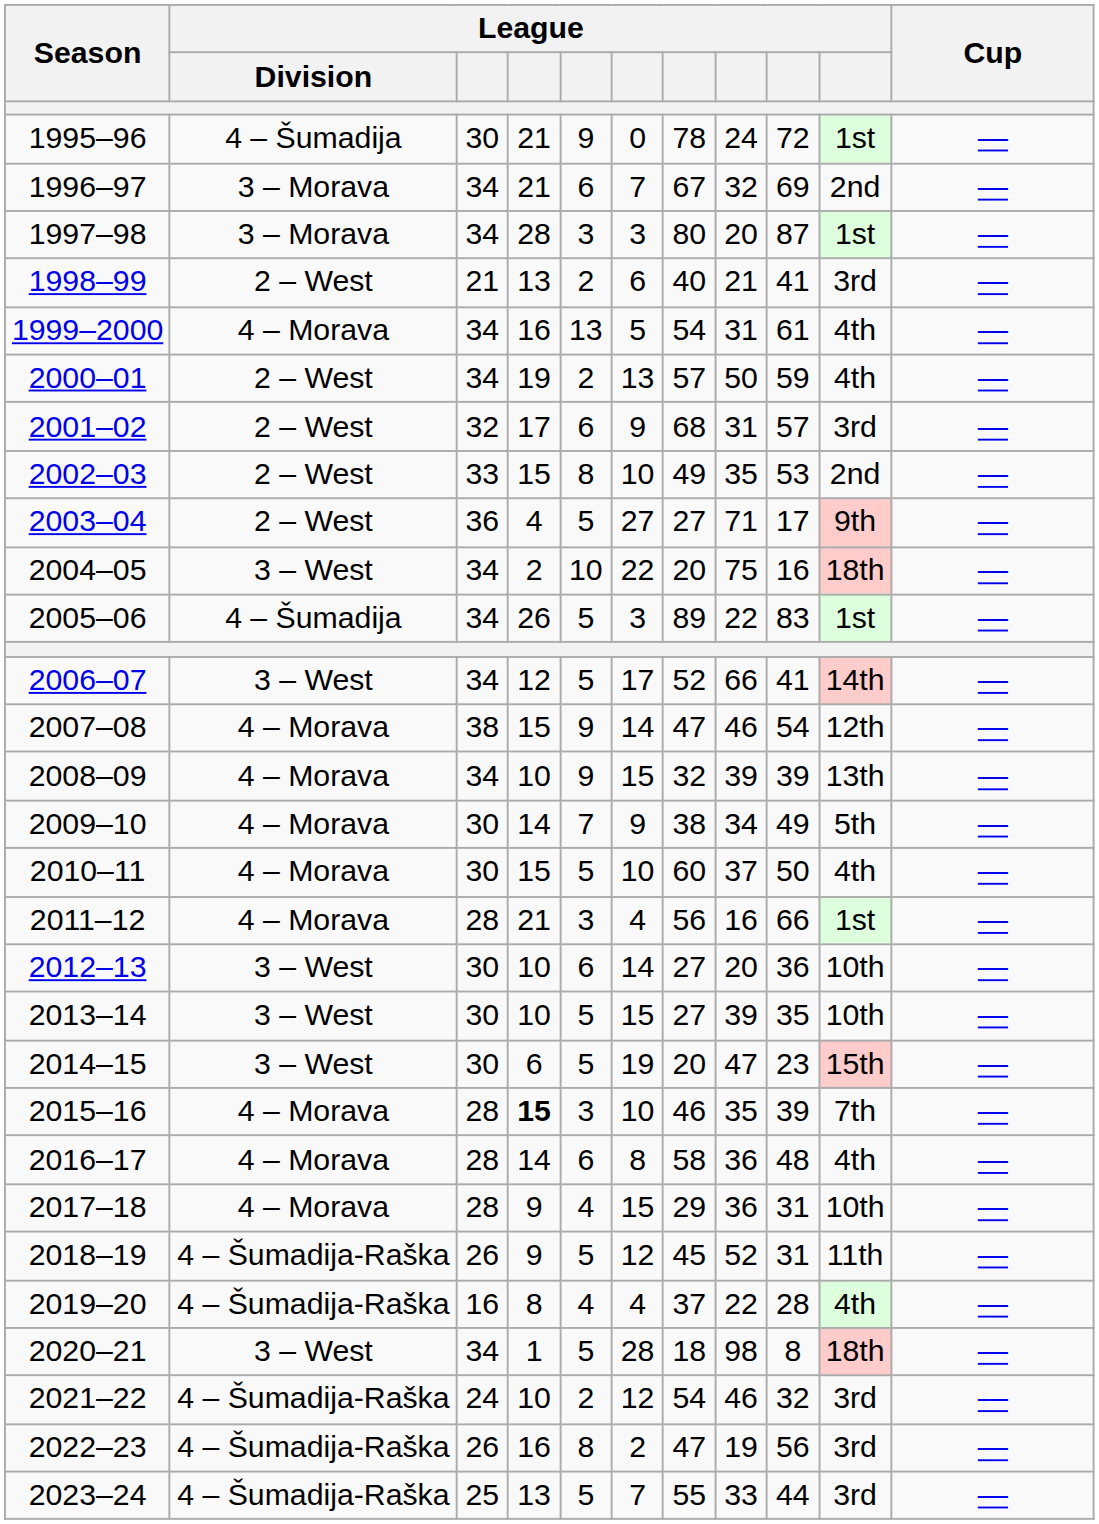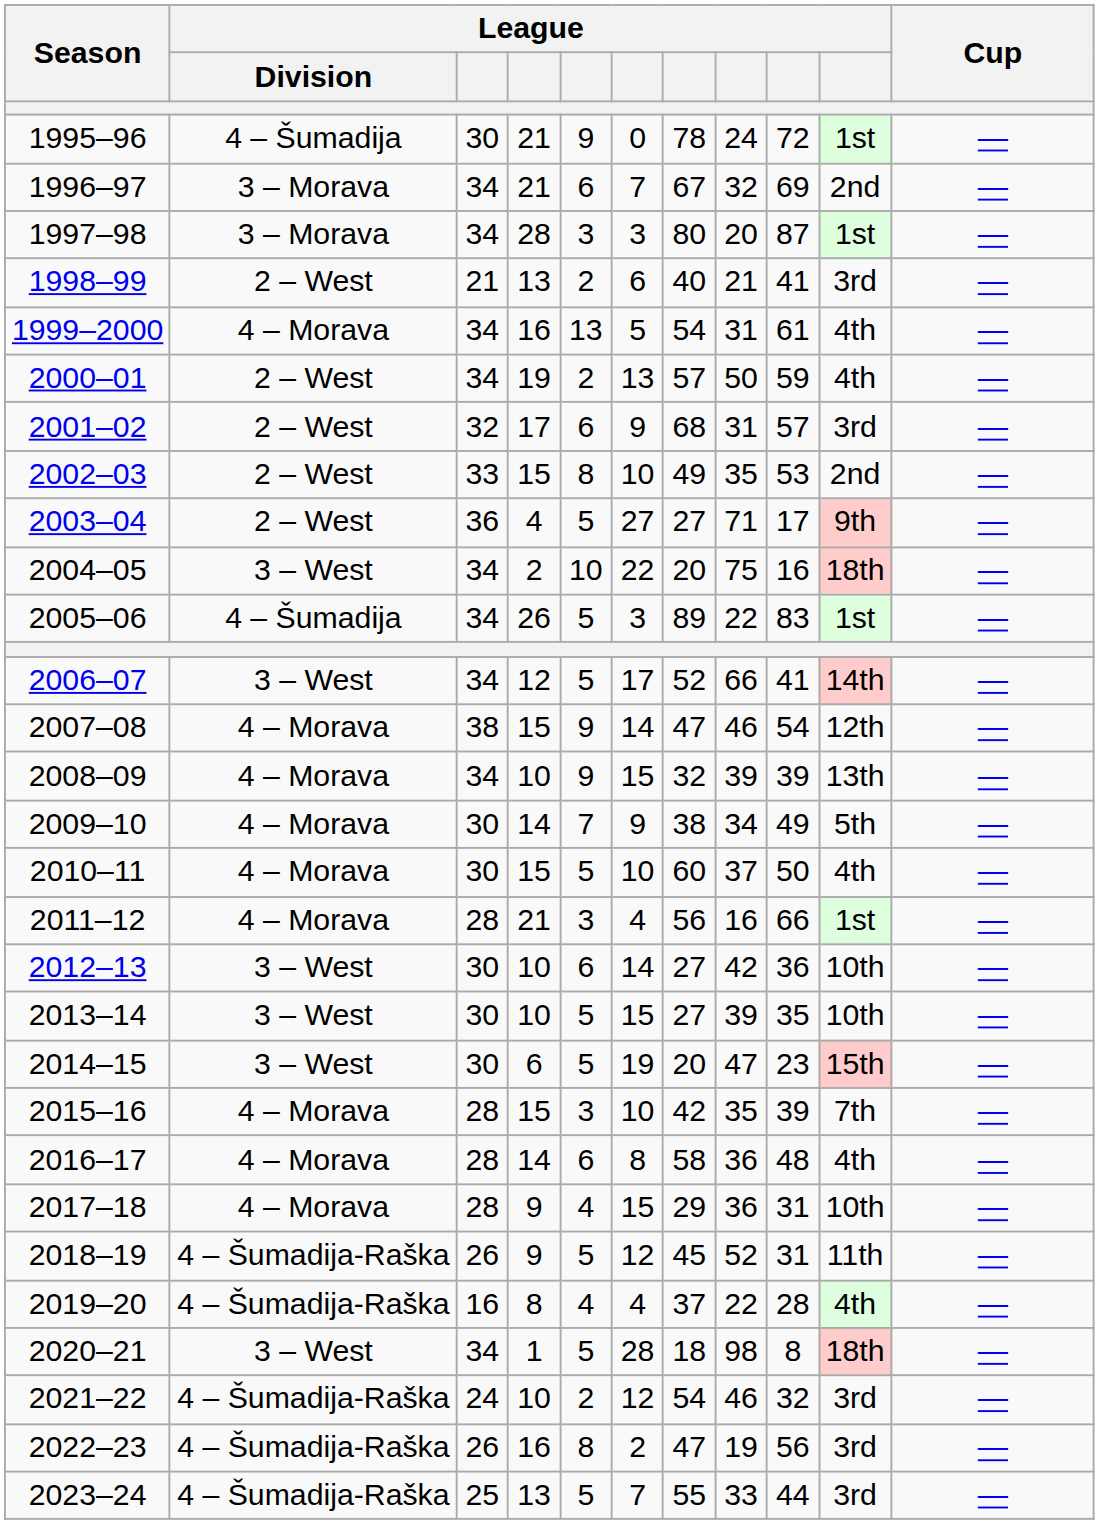(741, 967) 20 -> (741, 967) 42
(534, 1111) bold -> (534, 1111) normal
(689, 1111) 46 -> (689, 1111) 42
